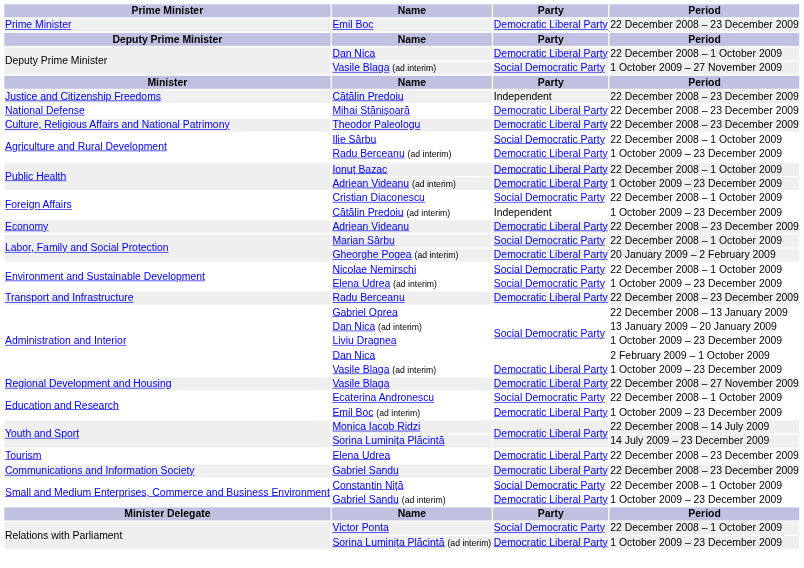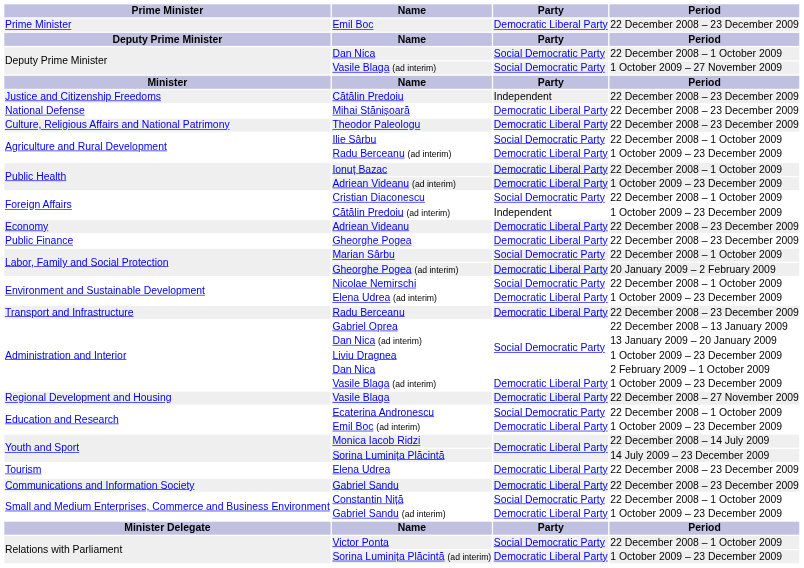(551, 53) Democratic Liberal Party -> (549, 53) Social Democratic Party
+ row: (39, 241)
(549, 283) Social Democratic Party -> (551, 298) Democratic Liberal Party
